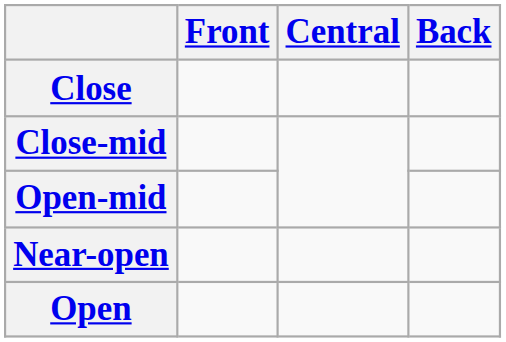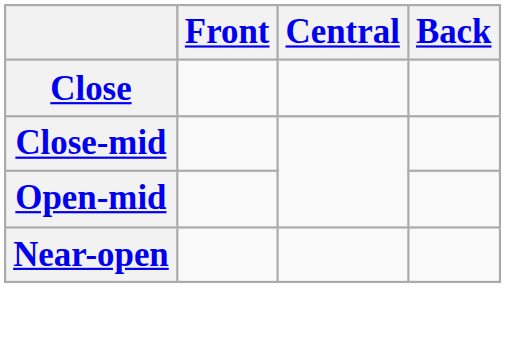- row: (91, 308)
